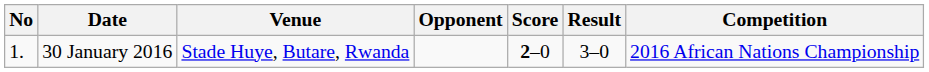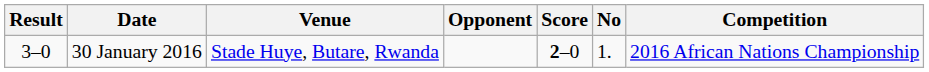columns swapped: (21, 20) <-> (594, 20)
